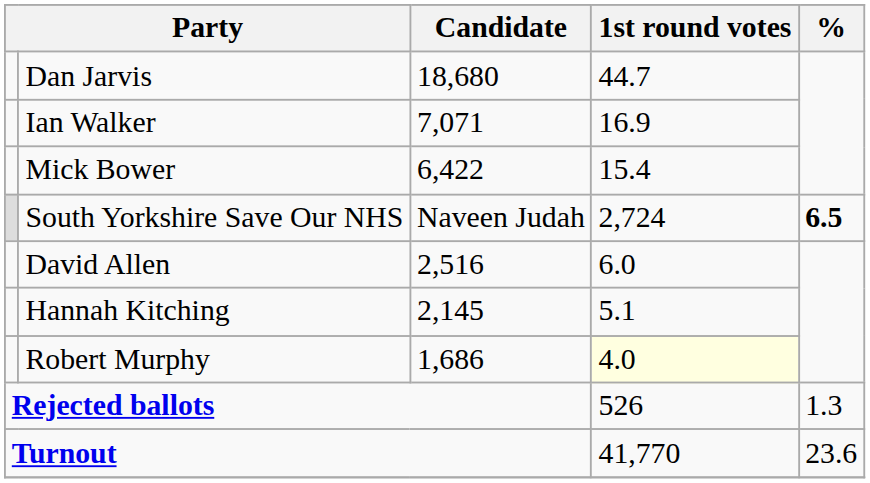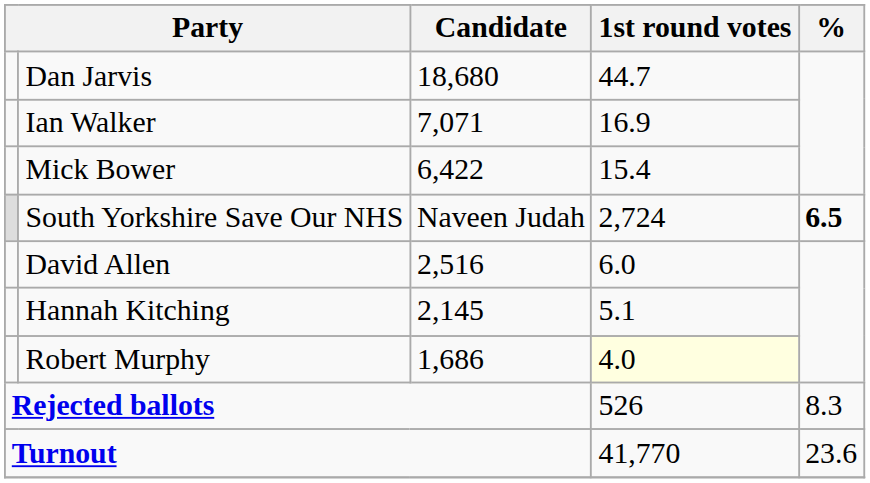(824, 405) 1.3 -> (824, 405) 8.3
